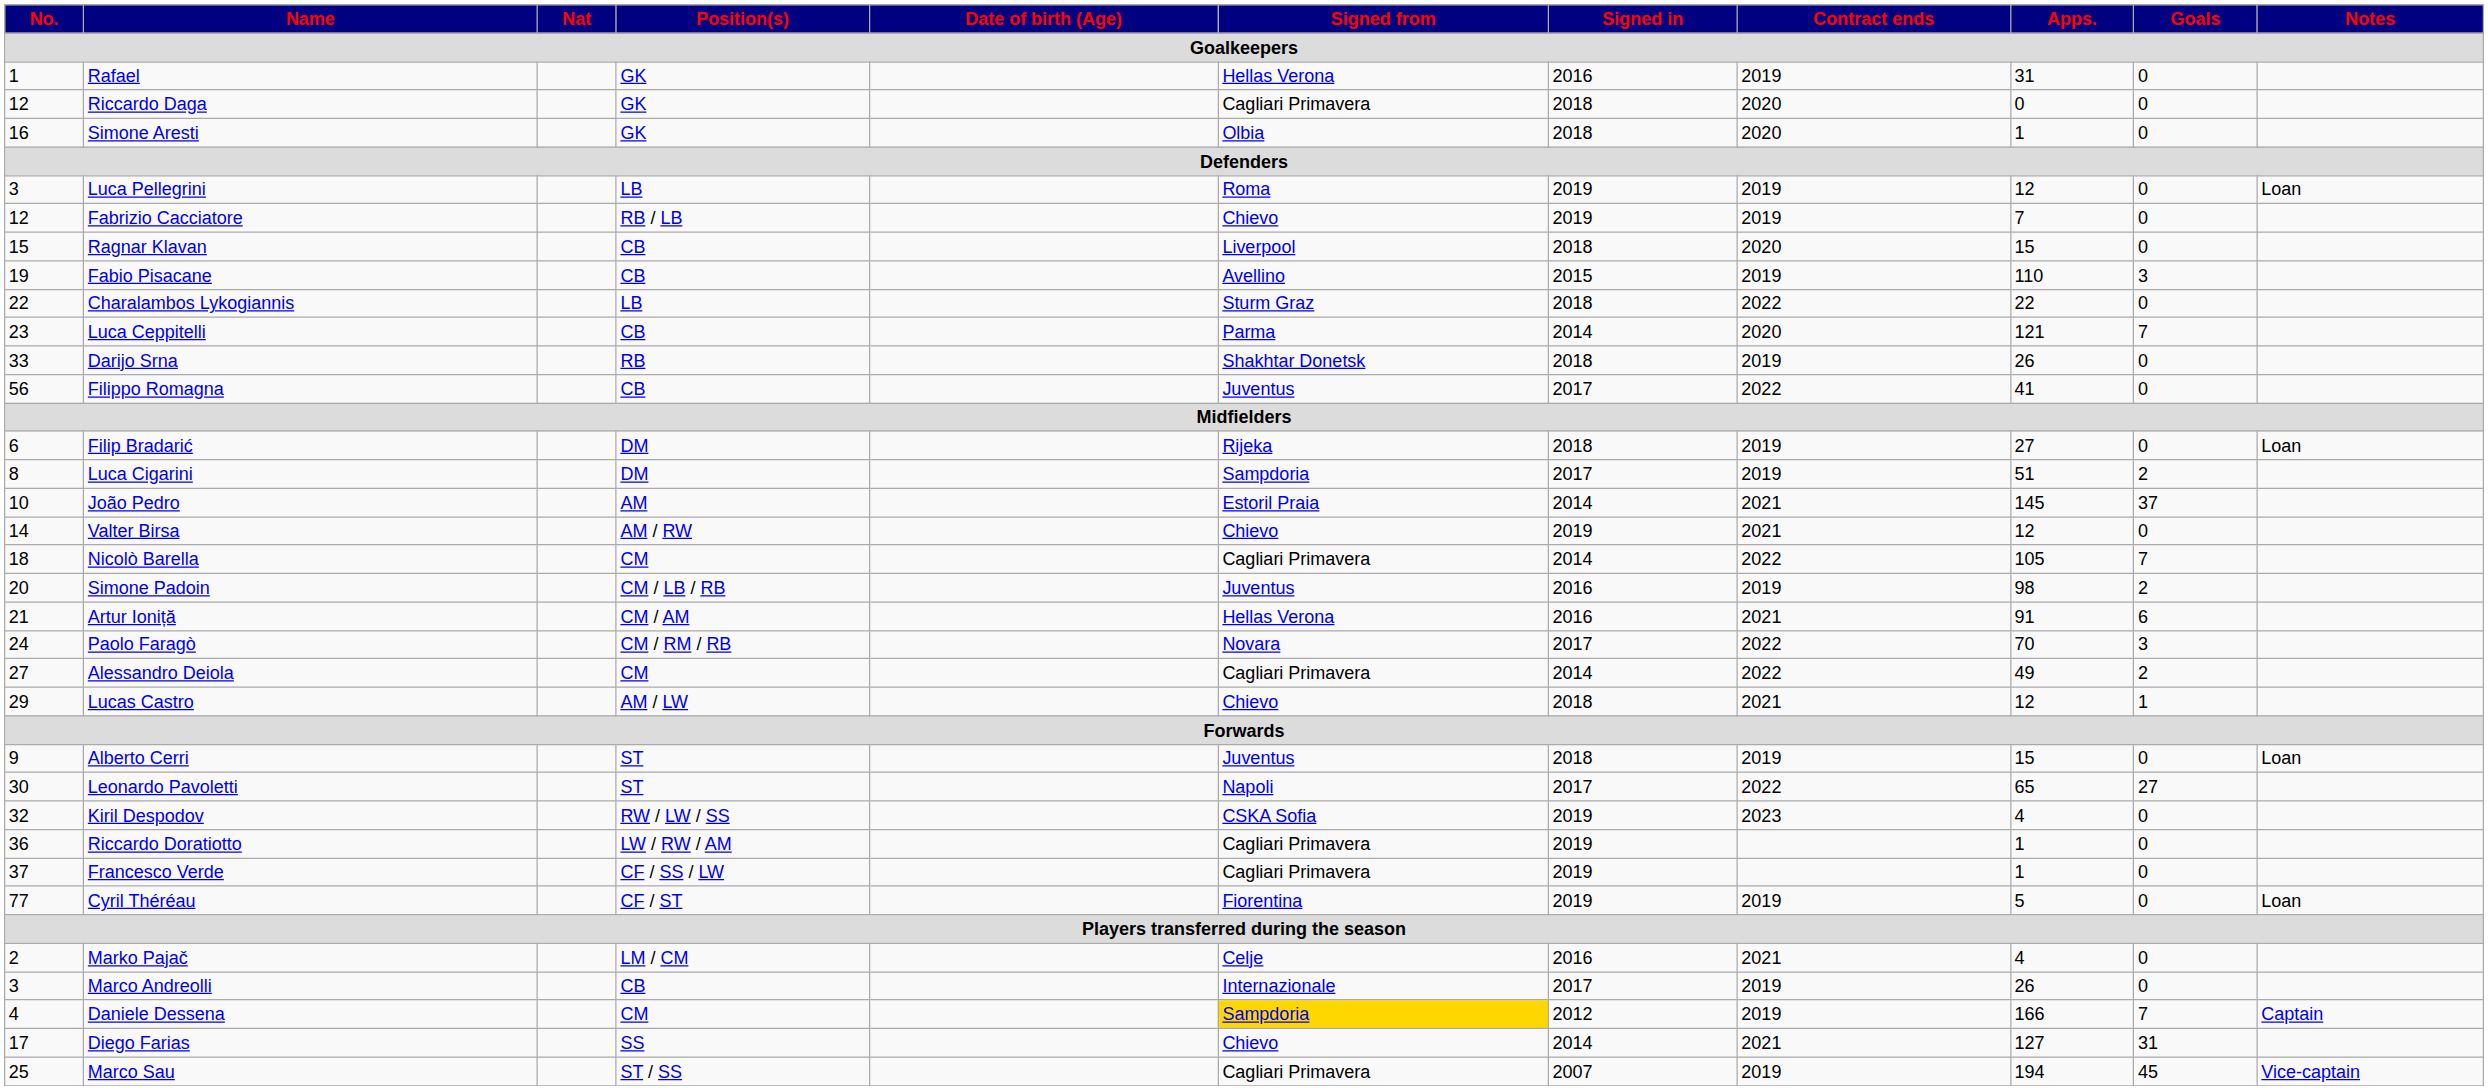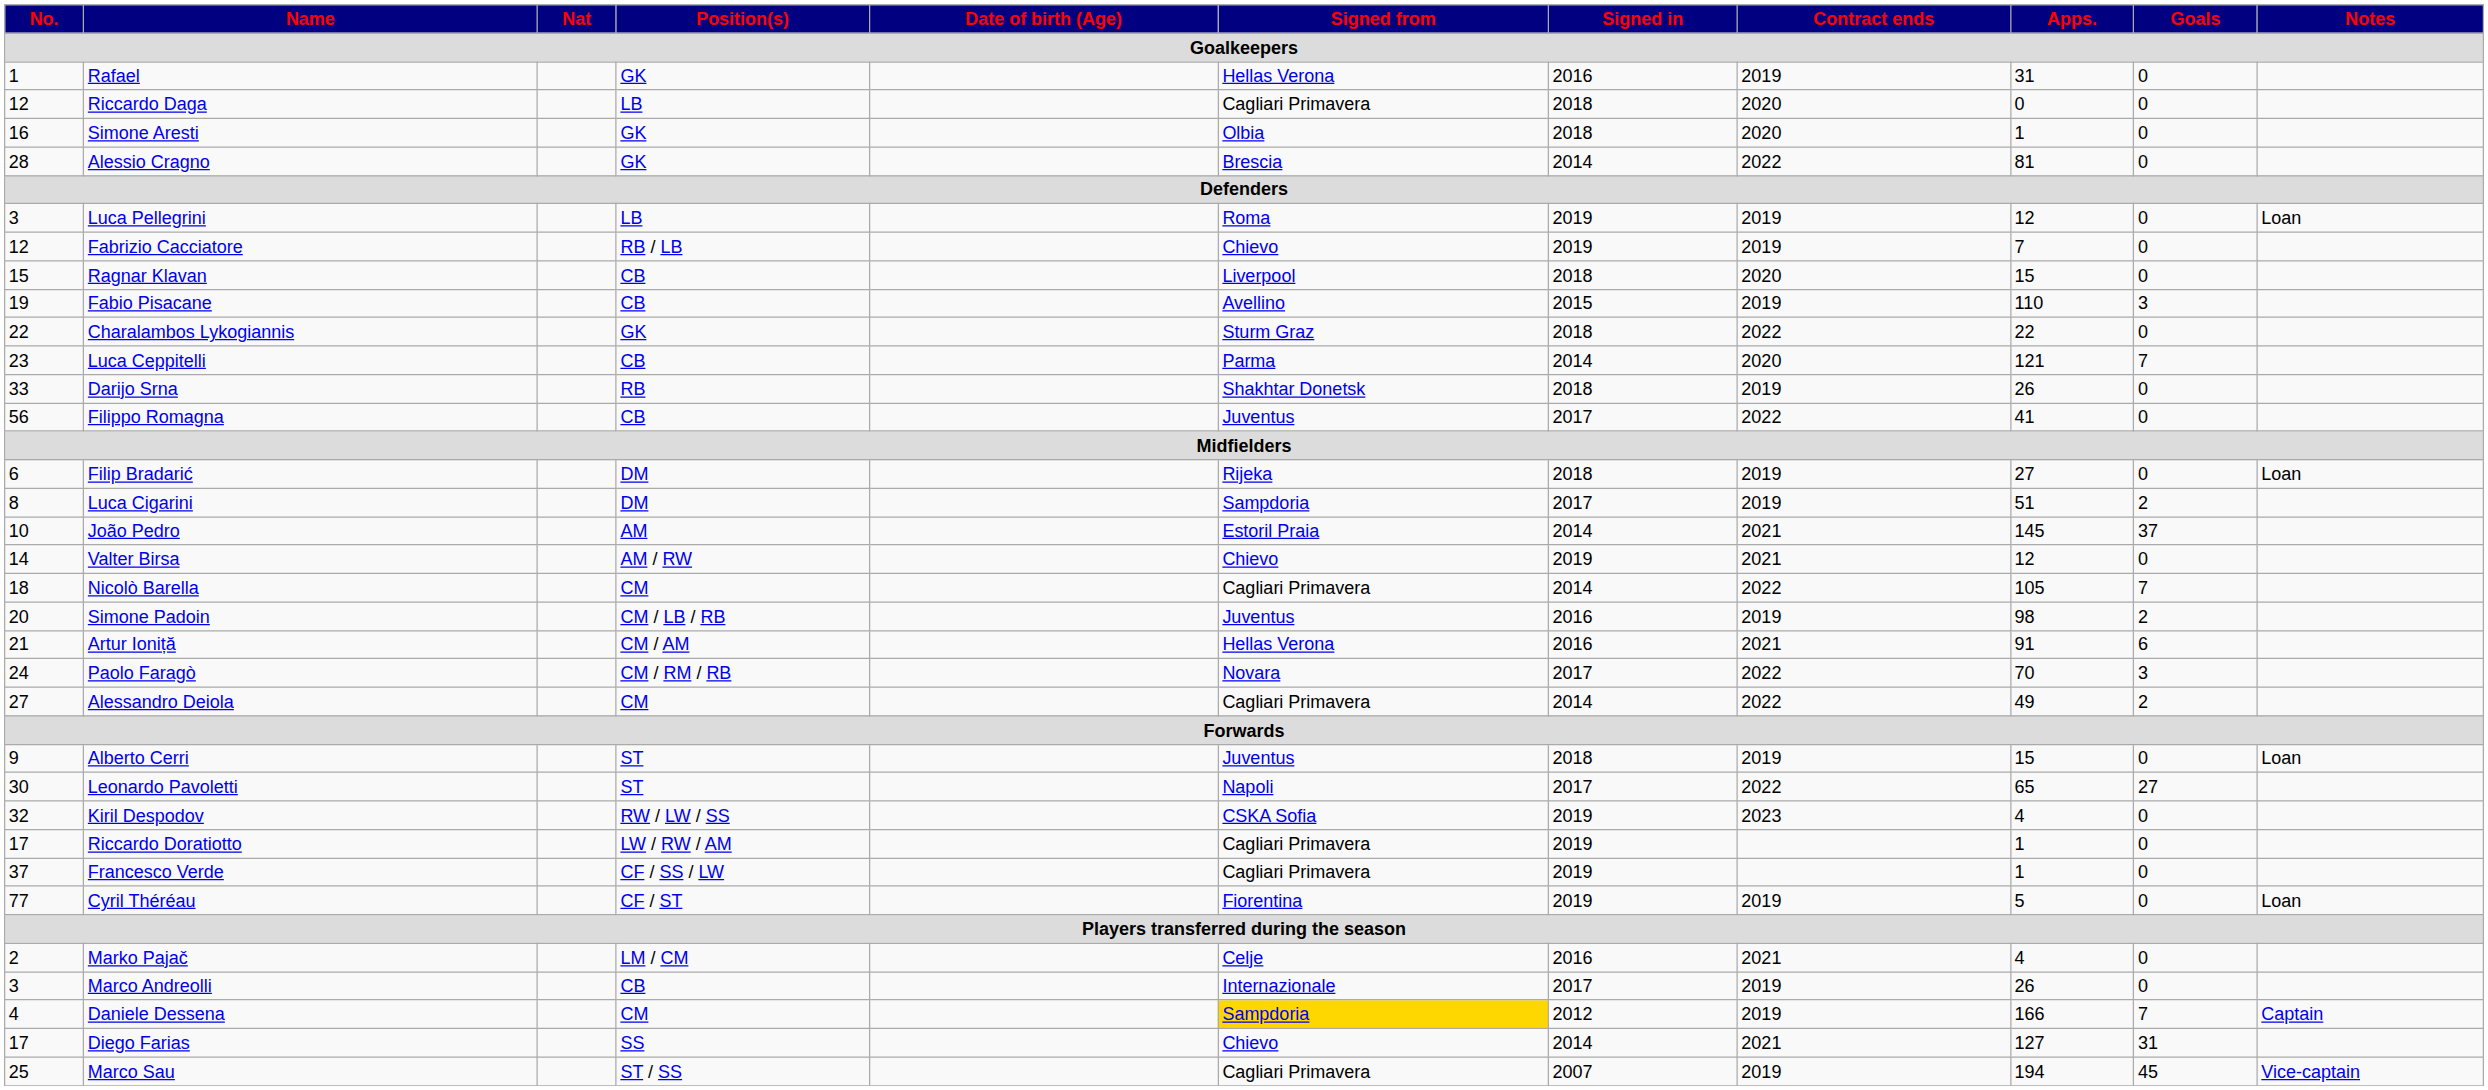(633, 105) GK -> (631, 105) LB
+ row: (149, 161)
(631, 304) LB -> (633, 332) GK
- row: (141, 702)
(19, 844) 36 -> (19, 844) 17
